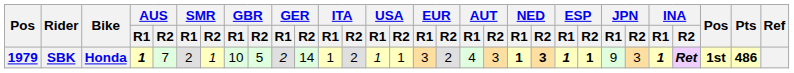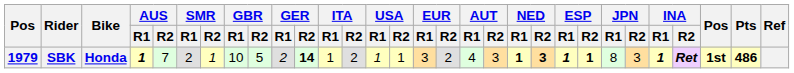(307, 57) normal -> (307, 57) bold
(613, 57) 9 -> (613, 57) 8
